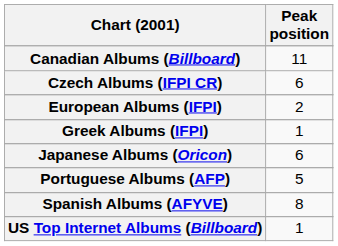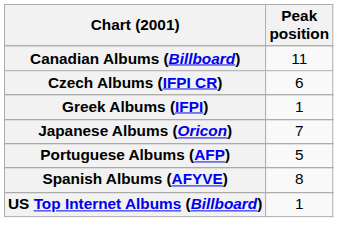- row: (135, 107)
(299, 155) 6 -> (299, 131) 7
